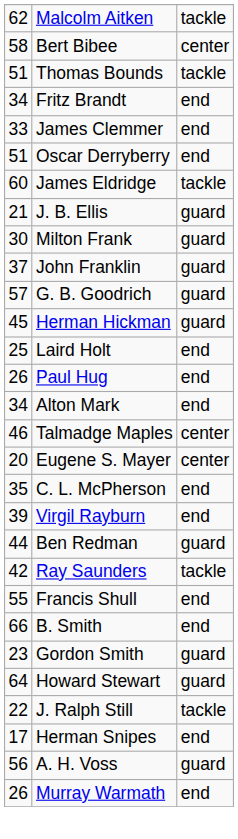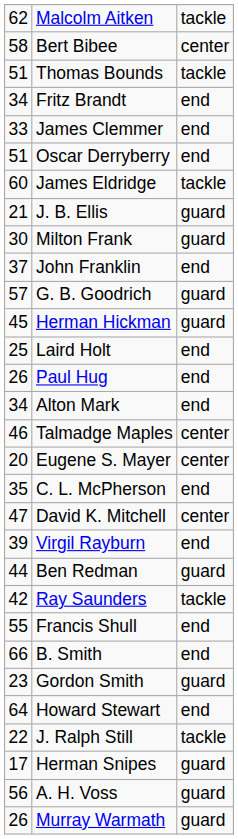(203, 267) guard -> (195, 267) end
+ row: (101, 516)
(203, 682) guard -> (195, 709) end
(195, 737) end -> (203, 765) guard
(195, 792) end -> (203, 820) guard
